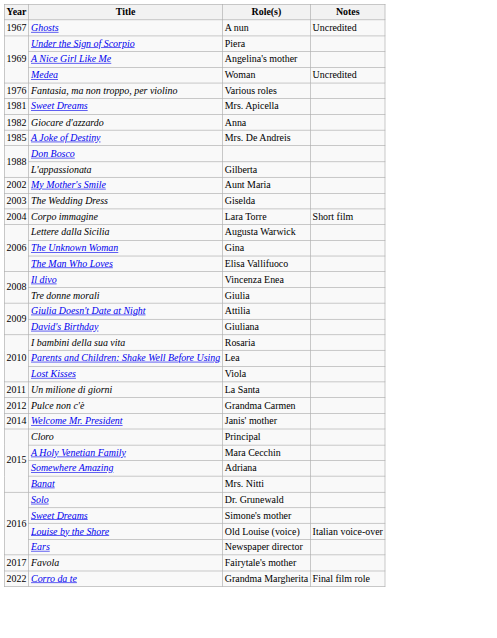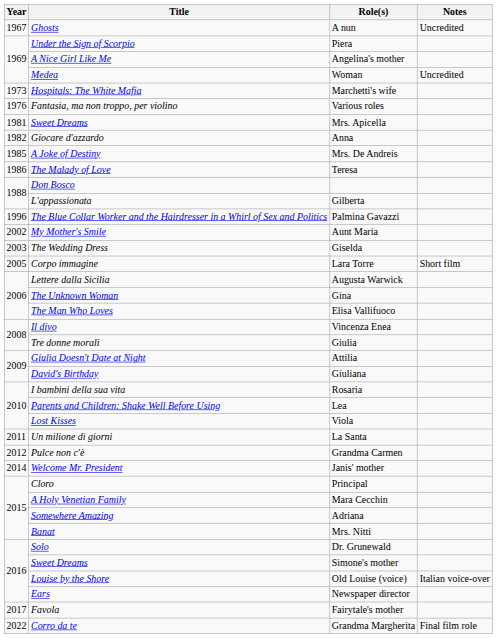+ row: (364, 91)
+ row: (345, 169)
+ row: (366, 216)
(17, 216) 2004 -> (17, 264) 2005
